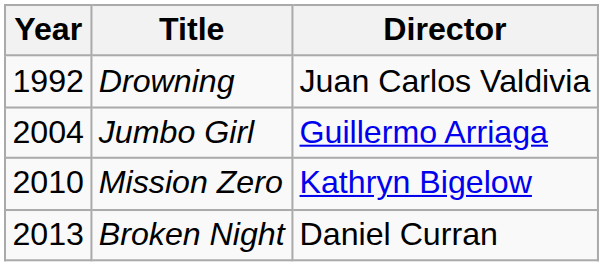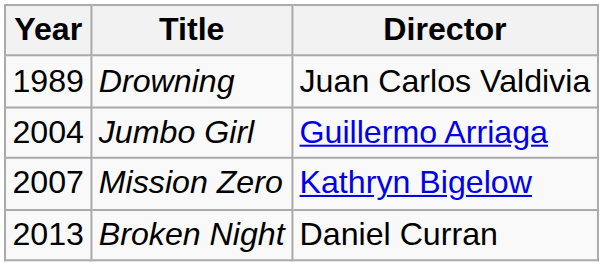(48, 81) 1992 -> (48, 81) 1989
(48, 183) 2010 -> (48, 183) 2007
